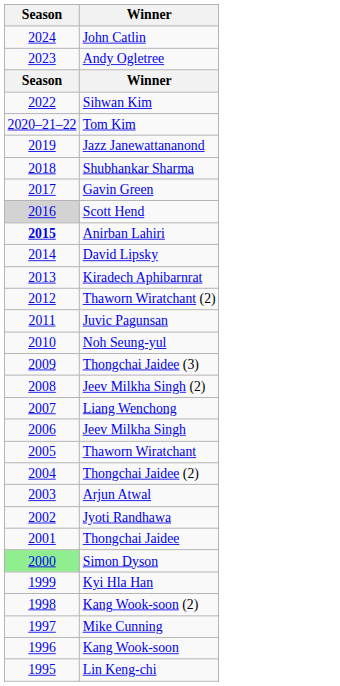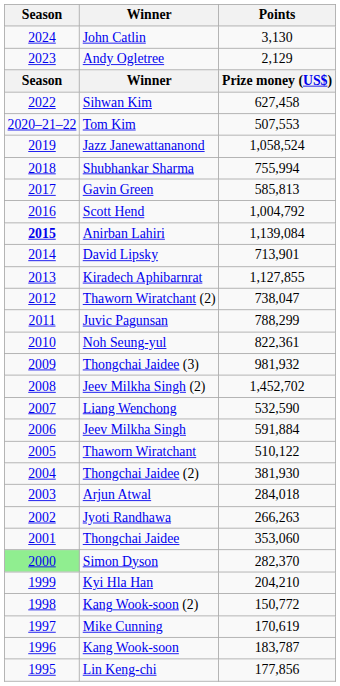+ column: (277, 15)
(42, 211) lightgrey background -> (42, 211) no background
